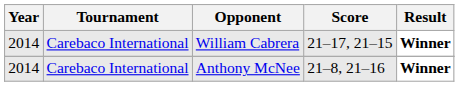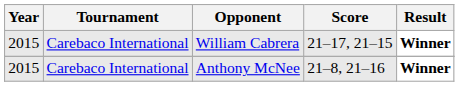(24, 43) 2014 -> (24, 43) 2015
(24, 69) 2014 -> (24, 69) 2015
